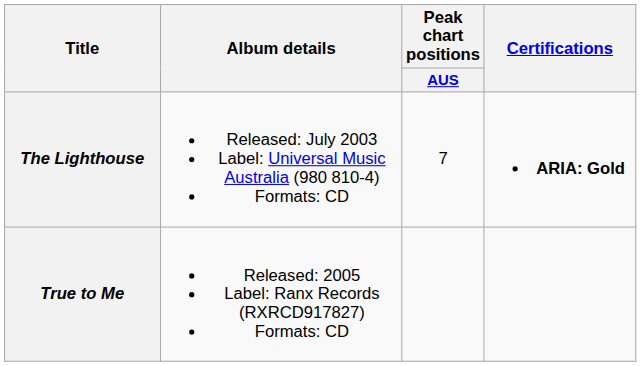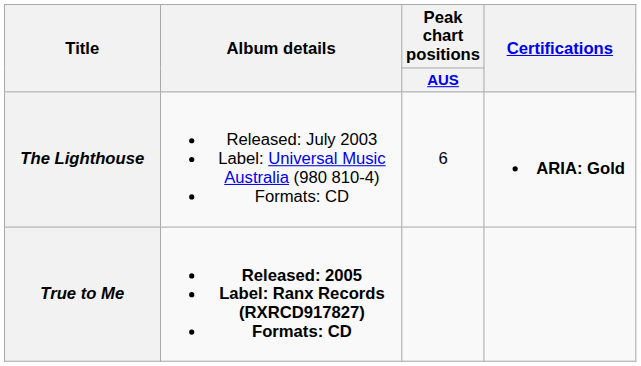(443, 159) 7 -> (443, 159) 6
(281, 303) normal -> (281, 303) bold
